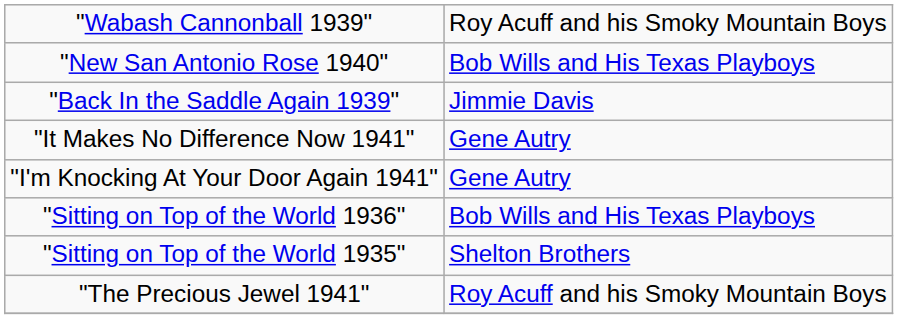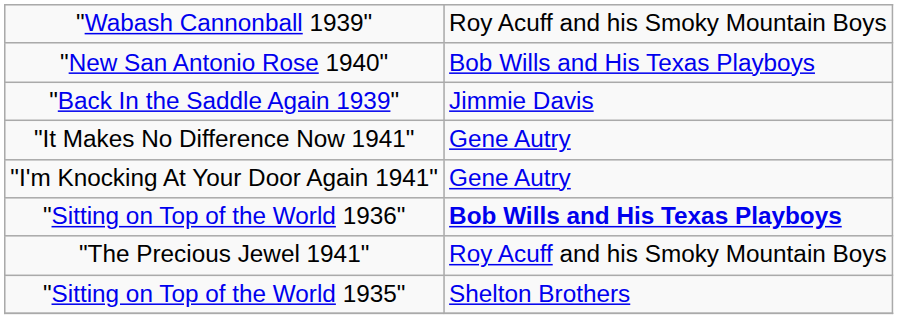(632, 216) normal -> (645, 216) bold
rows swapped: (224, 255) <-> (224, 293)
